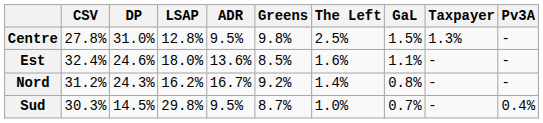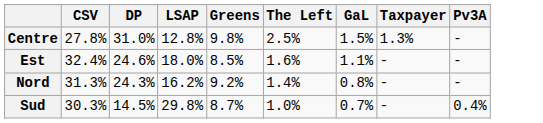- column: (231, 16)
(85, 84) 31.2% -> (85, 84) 31.3%
